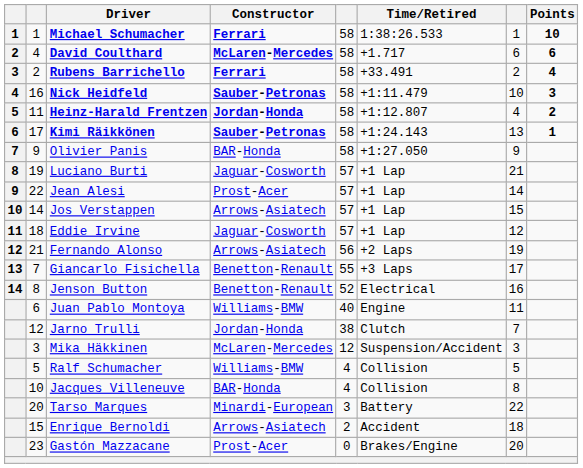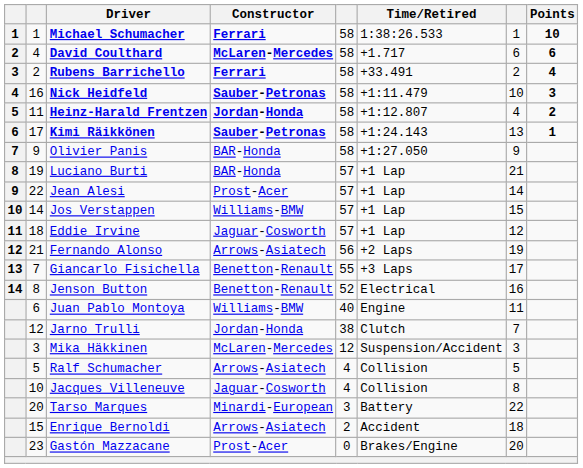(269, 172) Jaguar-Cosworth -> (247, 172) BAR-Honda
(269, 211) Arrows-Asiatech -> (258, 211) Williams-BMW
(258, 368) Williams-BMW -> (269, 368) Arrows-Asiatech
(247, 388) BAR-Honda -> (269, 388) Jaguar-Cosworth
